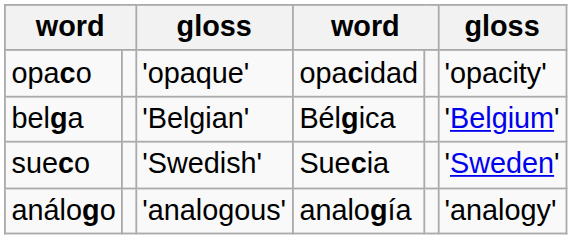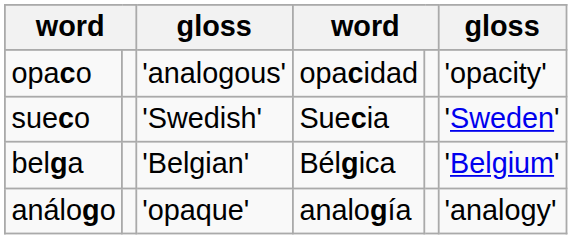(196, 73) 'opaque' -> (214, 73) 'analogous'
rows swapped: (51, 164) <-> (48, 118)
(214, 210) 'analogous' -> (196, 210) 'opaque'
